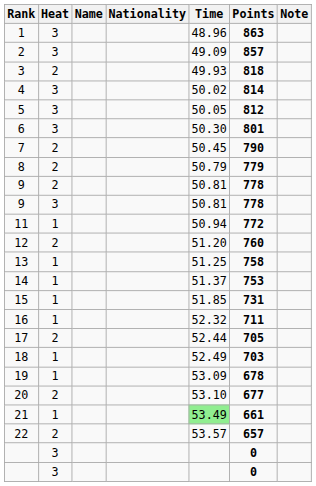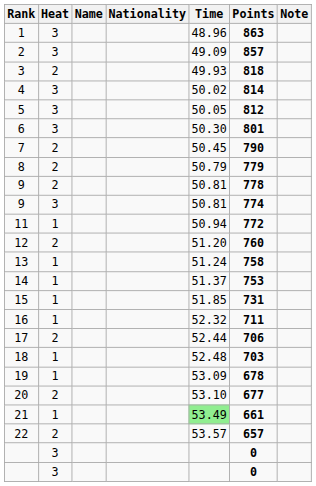(253, 205) 778 -> (253, 205) 774
(209, 262) 51.25 -> (209, 262) 51.24
(253, 338) 705 -> (253, 338) 706
(209, 357) 52.49 -> (209, 357) 52.48
